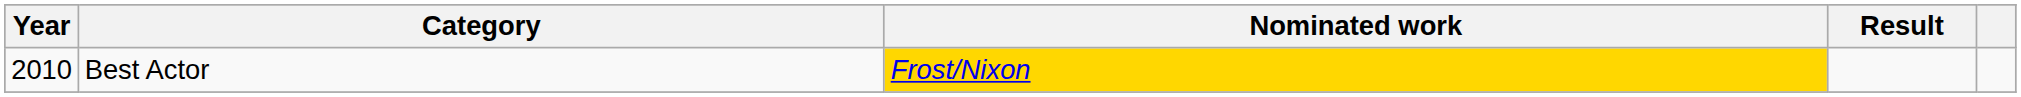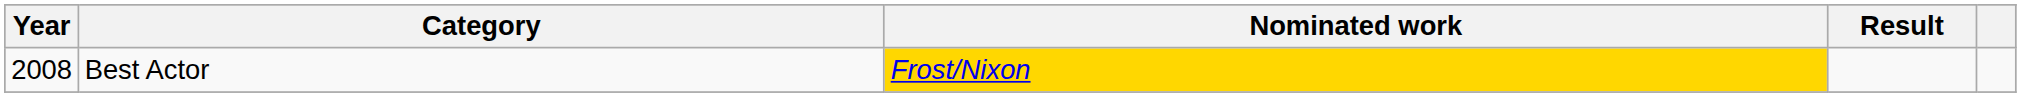(42, 69) 2010 -> (42, 69) 2008
